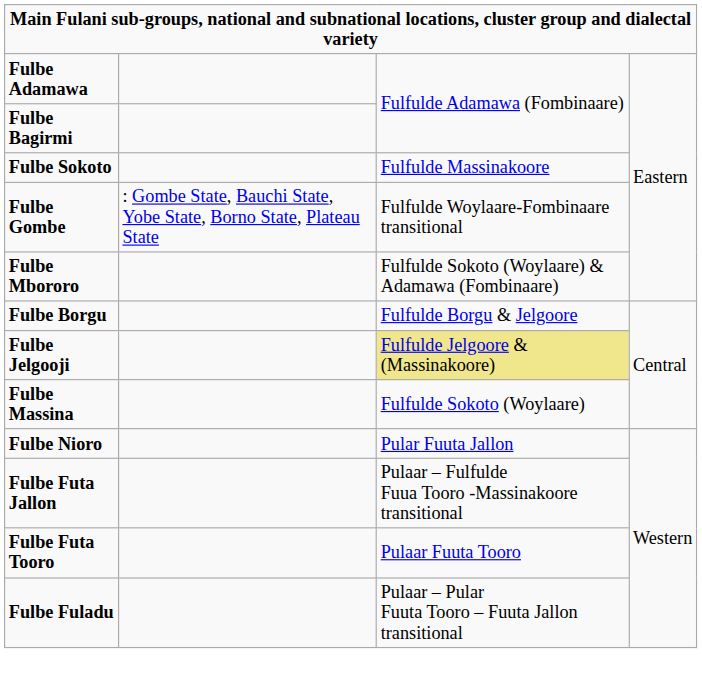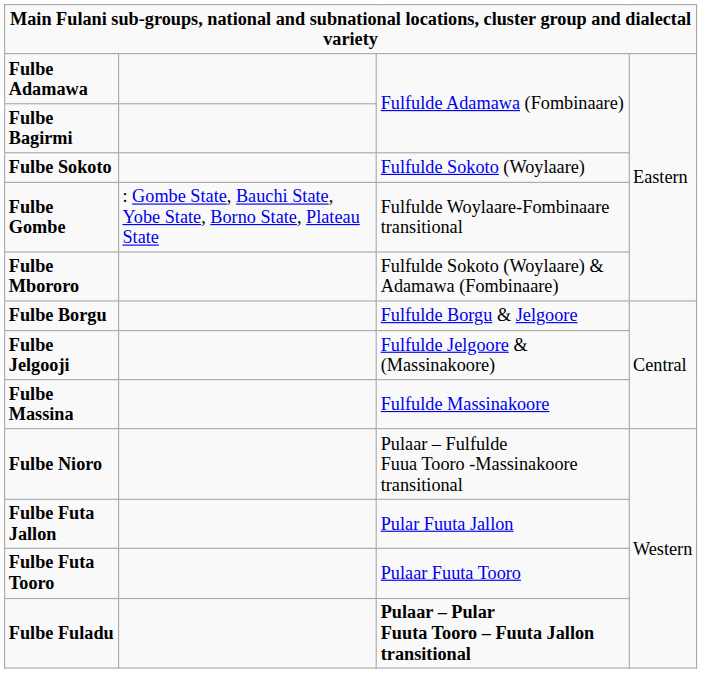(465, 167) Fulfulde Massinakoore -> (483, 167) Fulfulde Sokoto (Woylaare)
(454, 354) khaki background -> (454, 354) no background
(483, 404) Fulfulde Sokoto (Woylaare) -> (465, 404) Fulfulde Massinakoore
(447, 443) Pular Fuuta Jallon -> (479, 463) Pulaar – Fulfulde Fuua Tooro -Massinakoore transitional
(479, 492) Pulaar – Fulfulde Fuua Tooro -Massinakoore transitional -> (447, 523) Pular Fuuta Jallon
(479, 612) normal -> (487, 632) bold
